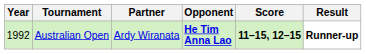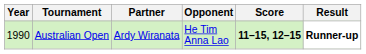(18, 35) 1992 -> (18, 35) 1990
(208, 35) bold -> (207, 35) normal
